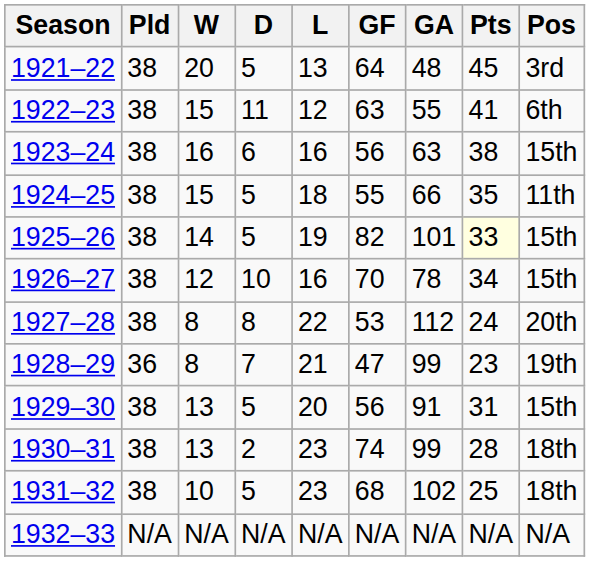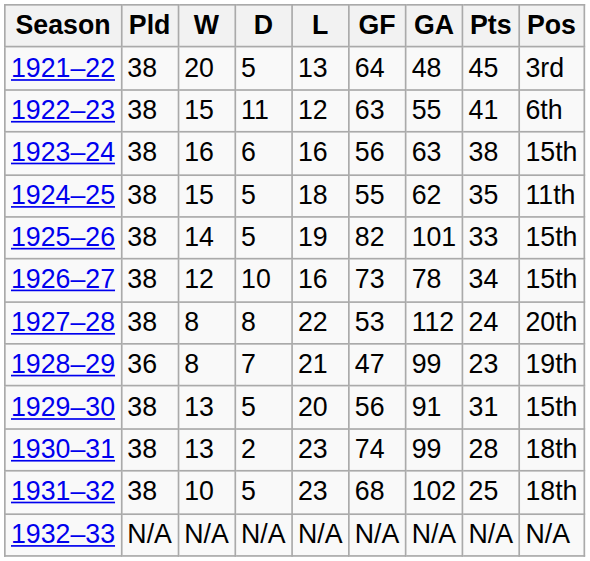(426, 195) 66 -> (426, 195) 62
(483, 237) lightyellow background -> (483, 237) no background
(370, 279) 70 -> (370, 279) 73
